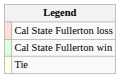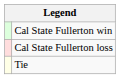rows swapped: (63, 48) <-> (64, 30)
